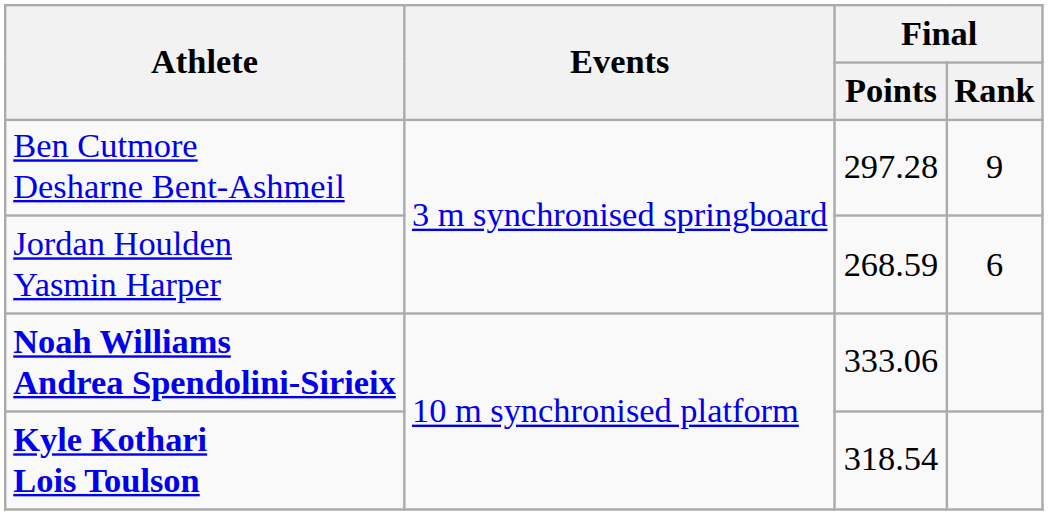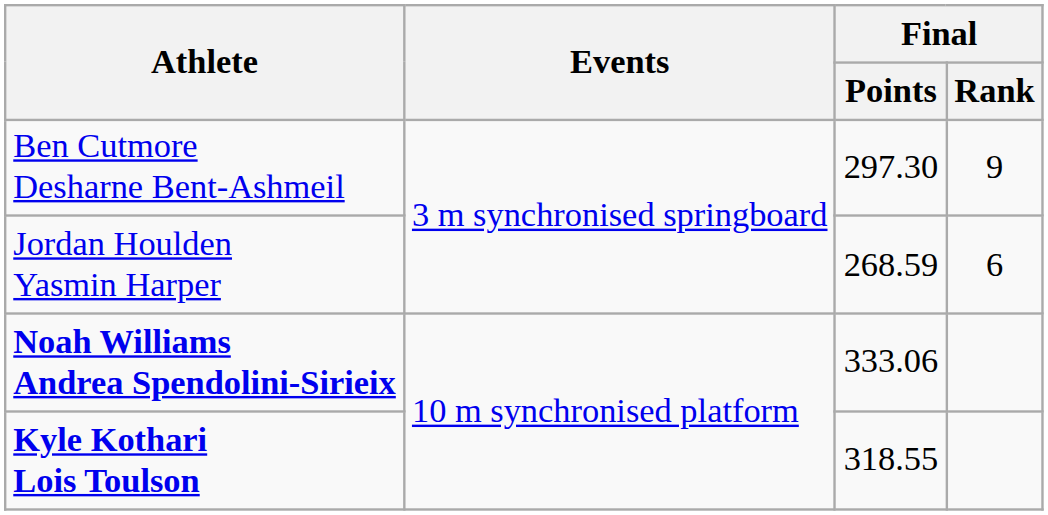(891, 167) 297.28 -> (891, 167) 297.30
(891, 459) 318.54 -> (891, 459) 318.55
